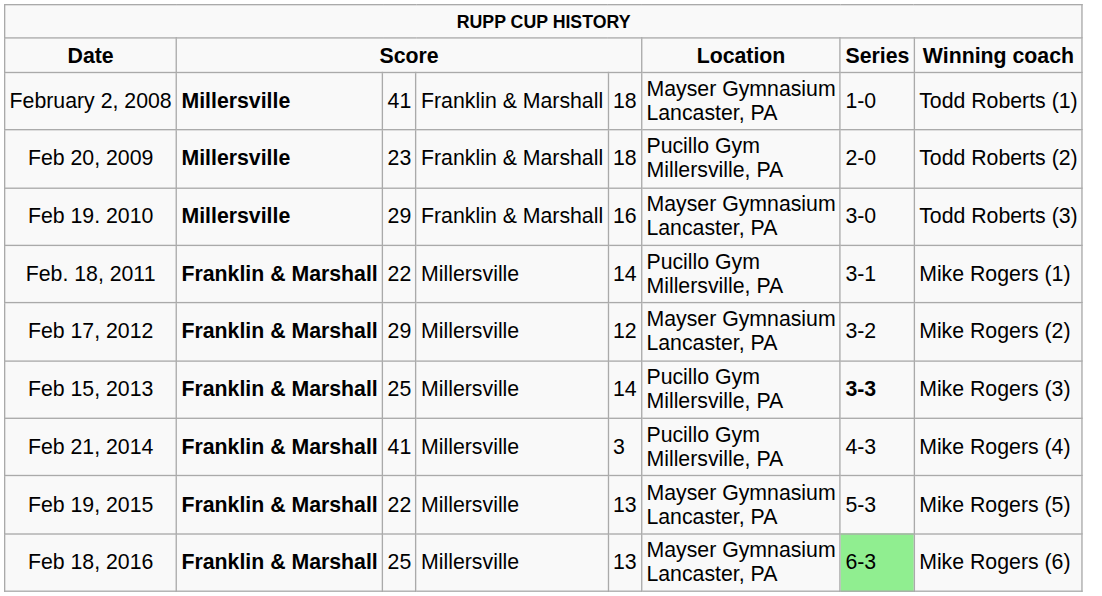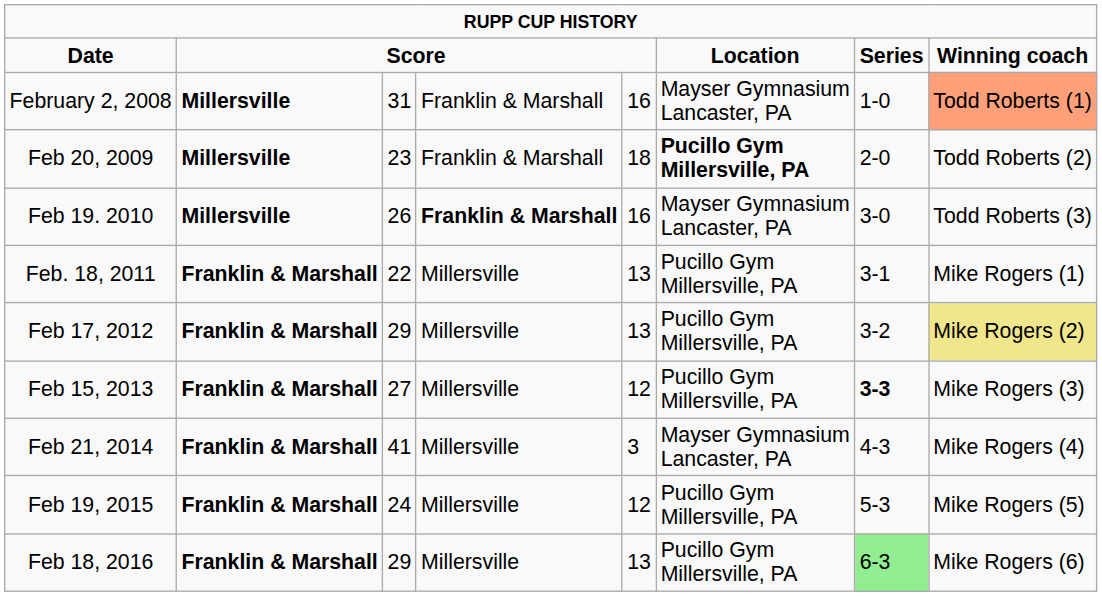(399, 100) 41 -> (399, 100) 31
(625, 100) 18 -> (639, 100) 16
(998, 100) no background -> (1013, 100) lightsalmon background
(715, 158) normal -> (735, 158) bold
(399, 216) 29 -> (399, 216) 26
(512, 216) normal -> (519, 216) bold
(625, 273) 14 -> (639, 273) 13
(625, 331) 12 -> (639, 331) 13
(741, 331) Mayser Gymnasium Lancaster, PA -> (729, 331) Pucillo Gym Millersville, PA
(995, 331) no background -> (1009, 331) khaki background
(399, 389) 25 -> (399, 389) 27
(625, 389) 14 -> (639, 389) 12
(715, 446) Pucillo Gym Millersville, PA -> (755, 446) Mayser Gymnasium Lancaster, PA
(399, 504) 22 -> (399, 504) 24
(625, 504) 13 -> (639, 504) 12
(741, 504) Mayser Gymnasium Lancaster, PA -> (729, 504) Pucillo Gym Millersville, PA
(399, 562) 25 -> (399, 562) 29
(741, 562) Mayser Gymnasium Lancaster, PA -> (729, 562) Pucillo Gym Millersville, PA
